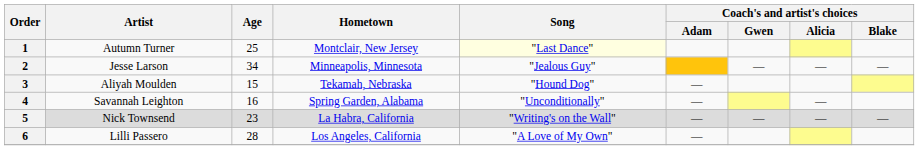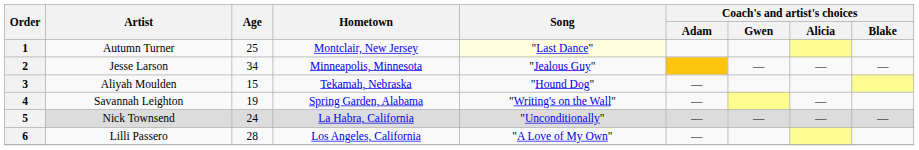(252, 101) 16 -> (252, 101) 19
(562, 101) "Unconditionally" -> (562, 101) "Writing's on the Wall"
(252, 118) 23 -> (252, 118) 24
(562, 118) "Writing's on the Wall" -> (562, 118) "Unconditionally"
